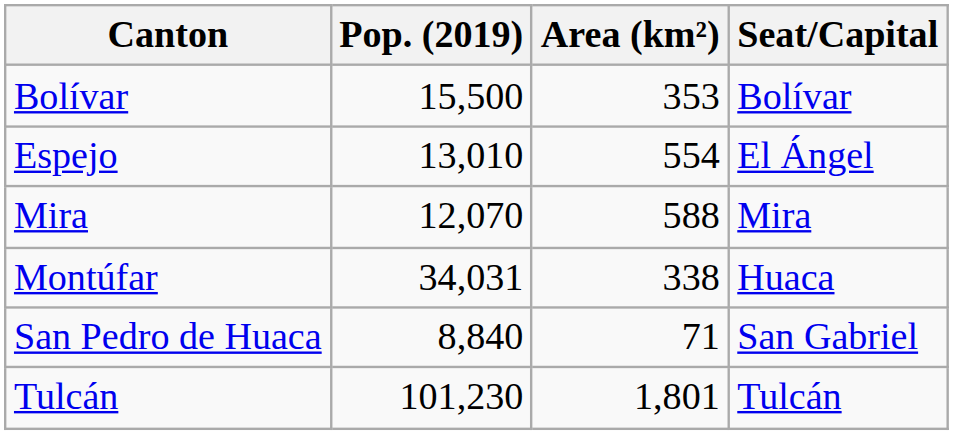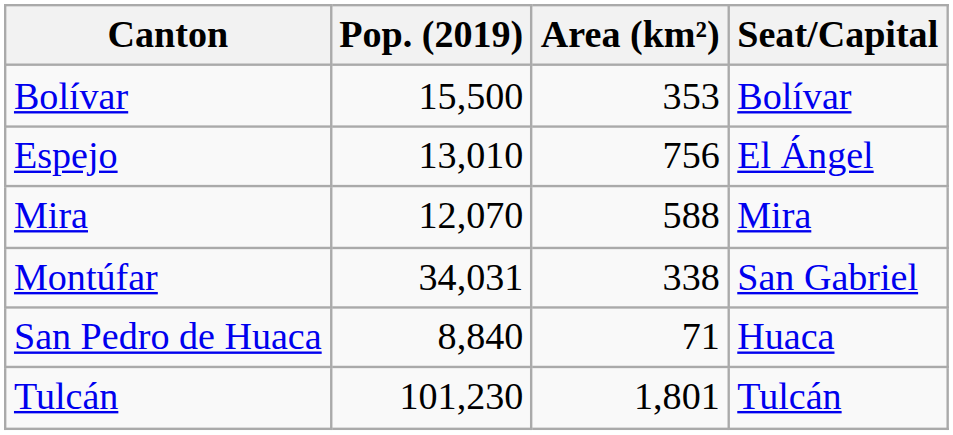(691, 155) 554 -> (691, 155) 756
(786, 276) Huaca -> (828, 276) San Gabriel
(828, 336) San Gabriel -> (786, 336) Huaca
